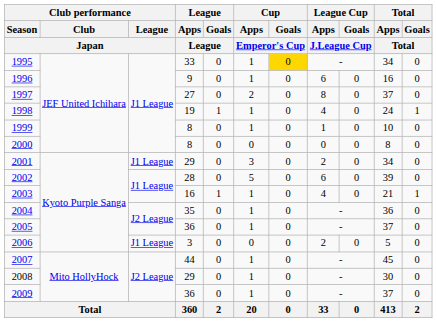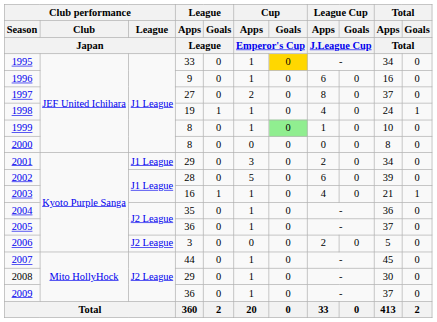(288, 128) no background -> (288, 128) lightgreen background
(152, 243) J1 League -> (152, 243) J2 League
